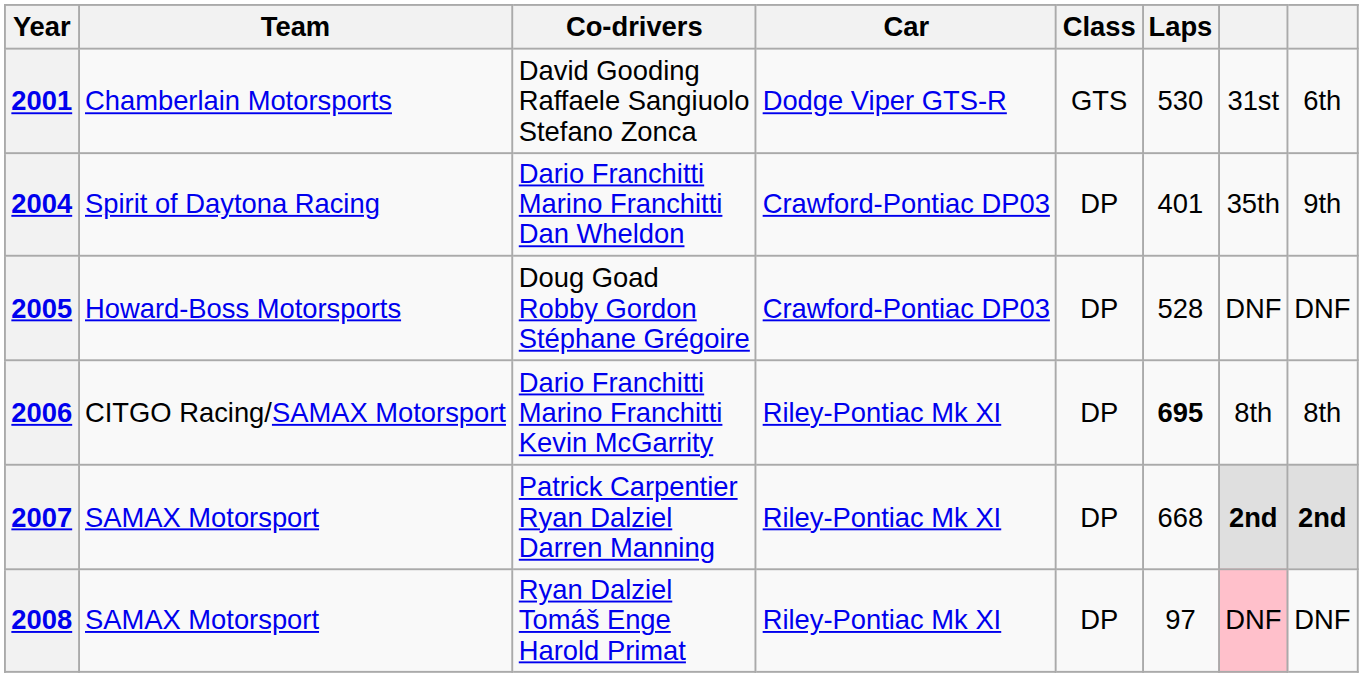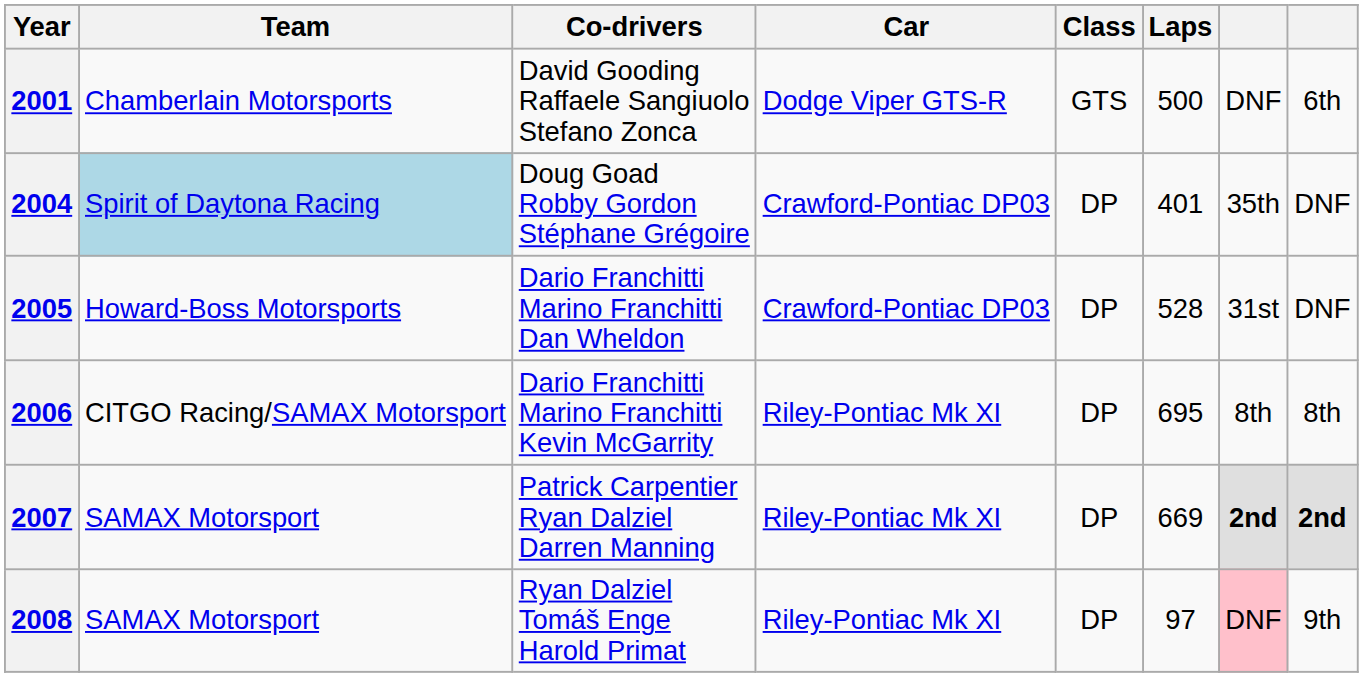(1180, 101) 530 -> (1180, 101) 500
(1253, 101) 31st -> (1253, 101) DNF
(232, 205) no background -> (232, 205) lightblue background
(621, 205) Dario Franchitti Marino Franchitti Dan Wheldon -> (634, 205) Doug Goad Robby Gordon Stéphane Grégoire
(1322, 205) 9th -> (1322, 205) DNF
(634, 309) Doug Goad Robby Gordon Stéphane Grégoire -> (621, 309) Dario Franchitti Marino Franchitti Dan Wheldon
(1253, 309) DNF -> (1253, 309) 31st
(1180, 413) bold -> (1180, 413) normal
(1180, 517) 668 -> (1180, 517) 669
(1322, 621) DNF -> (1322, 621) 9th
